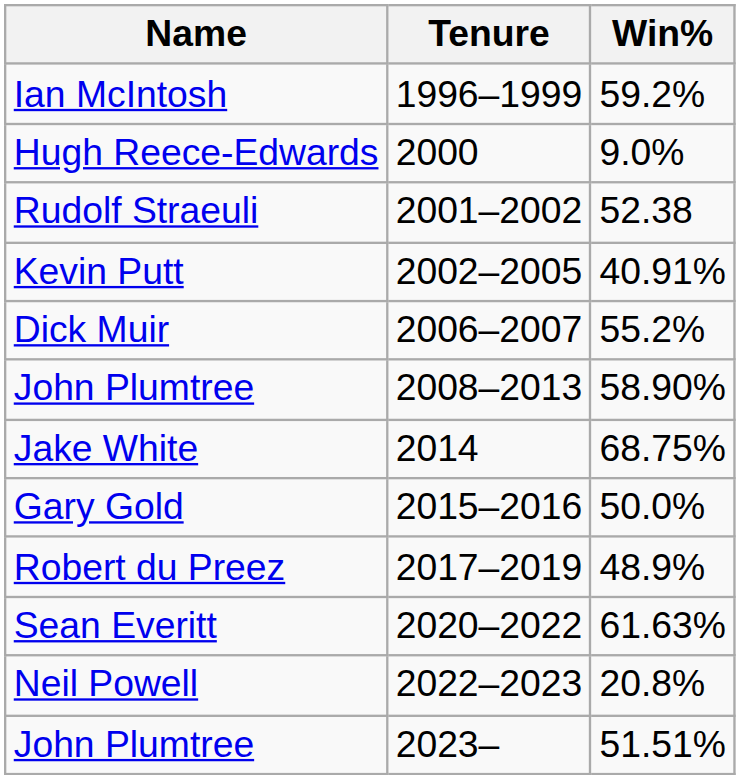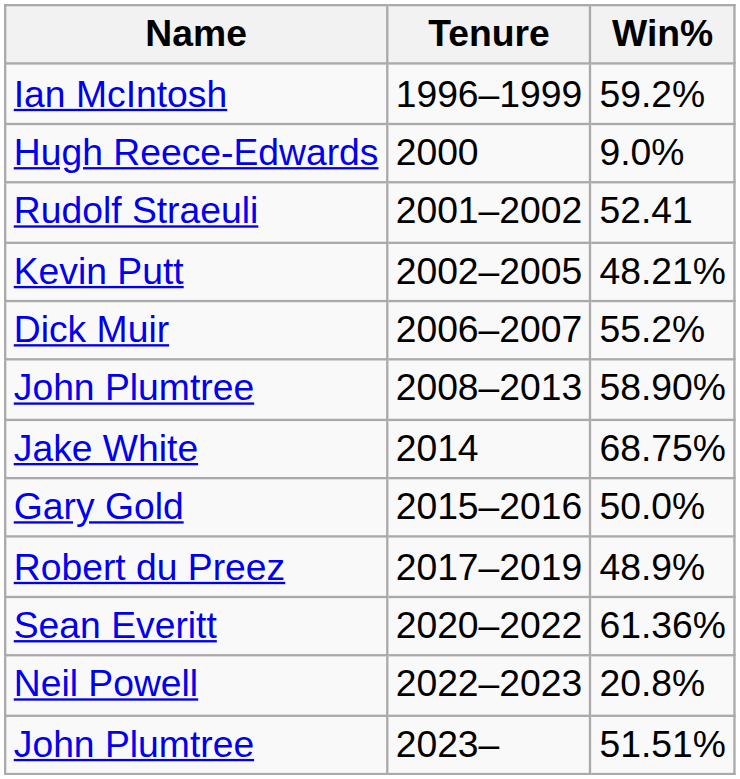(646, 211) 52.38 -> (646, 211) 52.41
(663, 270) 40.91% -> (663, 270) 48.21%
(663, 625) 61.63% -> (663, 625) 61.36%
